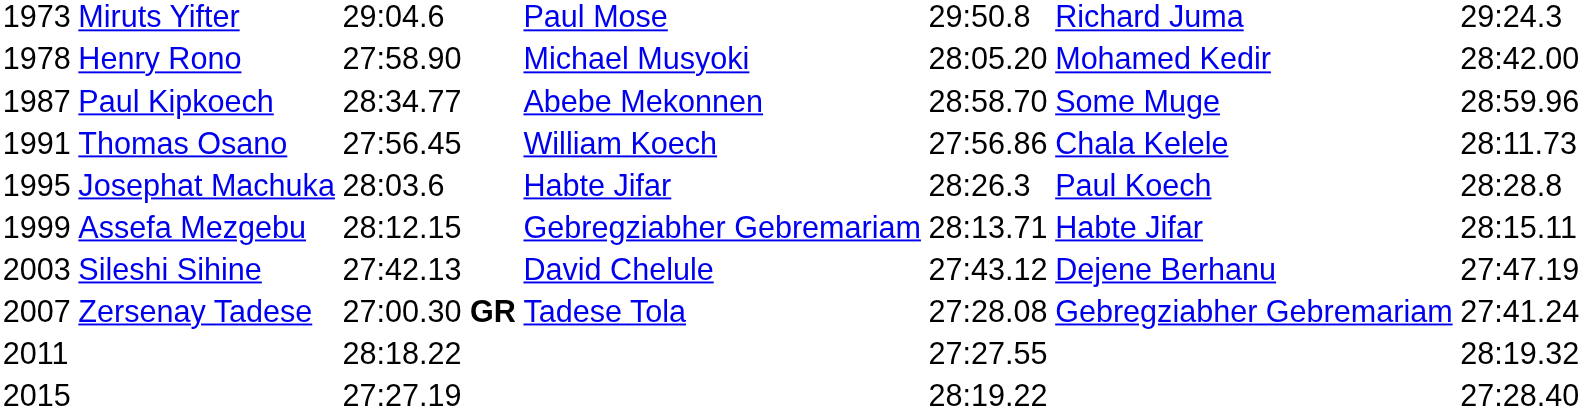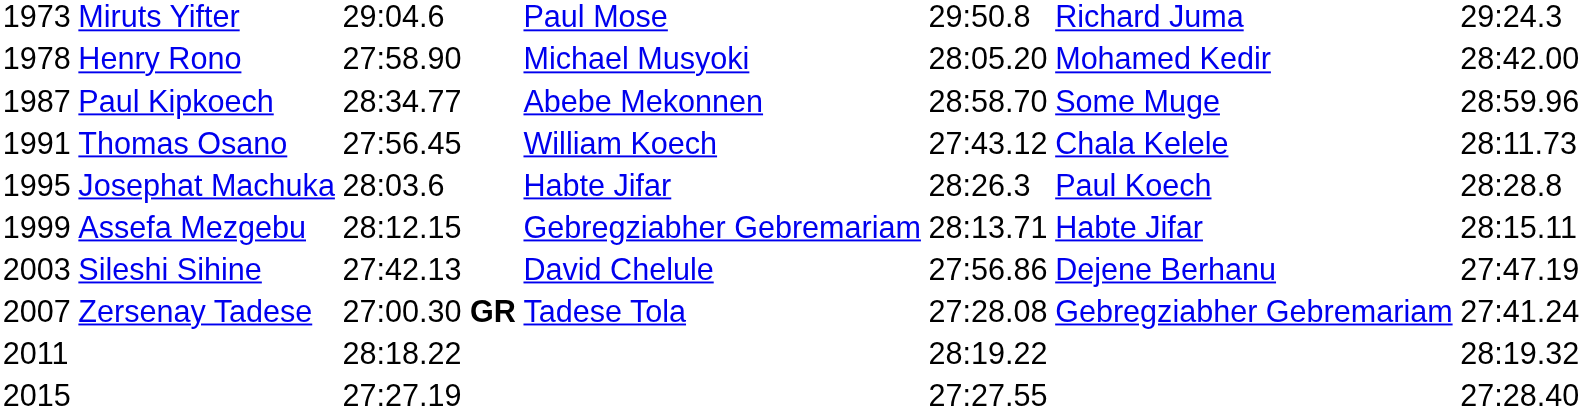(988, 143) 27:56.86 -> (988, 143) 27:43.12
(988, 269) 27:43.12 -> (988, 269) 27:56.86
(988, 353) 27:27.55 -> (988, 353) 28:19.22
(988, 395) 28:19.22 -> (988, 395) 27:27.55
